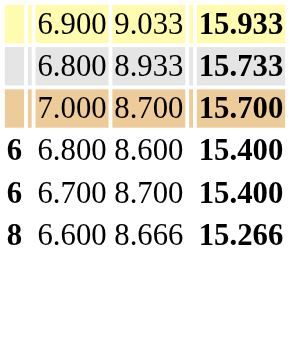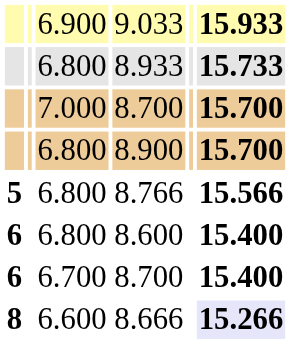+ row: (14, 151)
+ row: (14, 192)
(241, 234) no background -> (241, 319) lavender background
